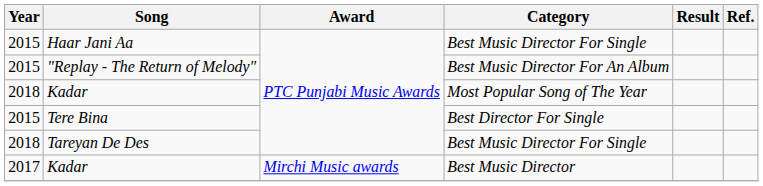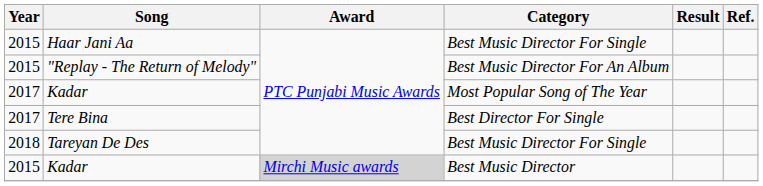(24, 92) 2018 -> (24, 92) 2017
(24, 117) 2015 -> (24, 117) 2017
(24, 167) 2017 -> (24, 167) 2015
(331, 167) no background -> (331, 167) lightgrey background
